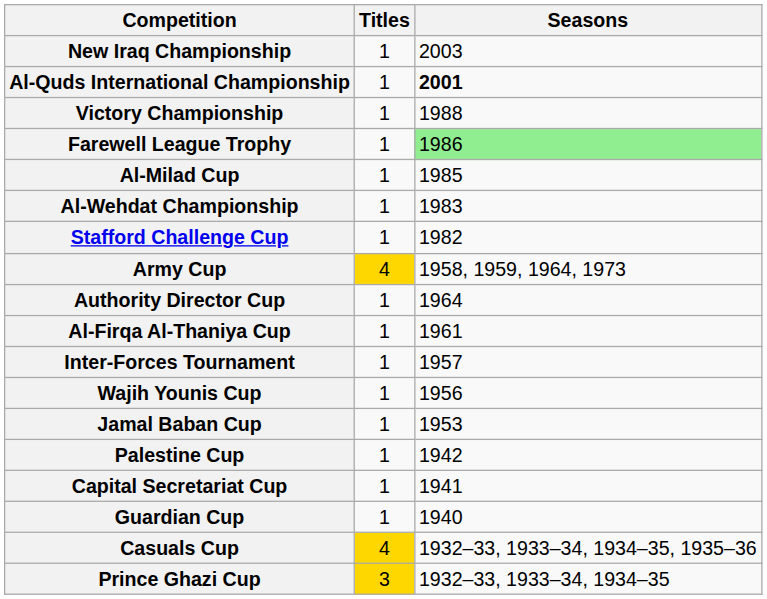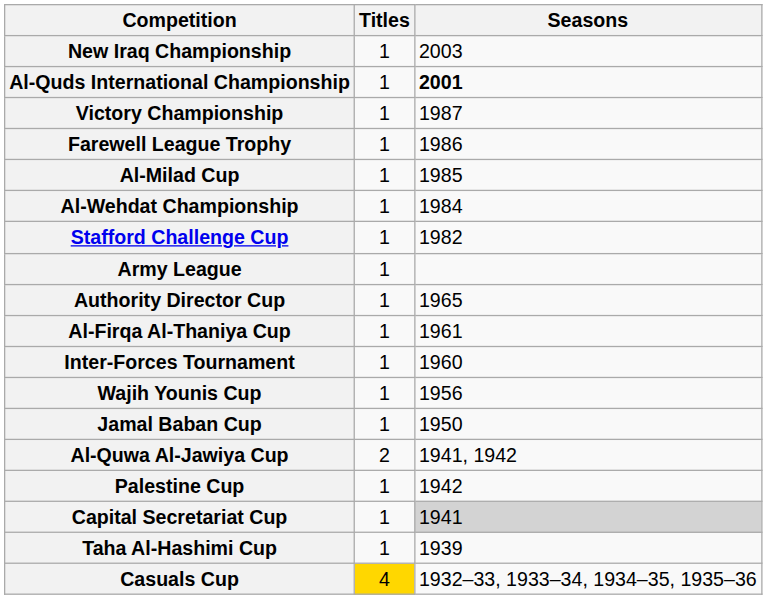(441, 113) 1988 -> (441, 113) 1987
(441, 145) lightgreen background -> (441, 145) no background
(441, 207) 1983 -> (441, 207) 1984
+ row: (180, 269)
- row: (180, 269)
(441, 300) 1964 -> (441, 300) 1965
(441, 362) 1957 -> (441, 362) 1960
(441, 424) 1953 -> (441, 424) 1950
+ row: (180, 455)
(441, 486) no background -> (441, 517) lightgrey background
- row: (180, 517)
+ row: (180, 548)
- row: (180, 579)
